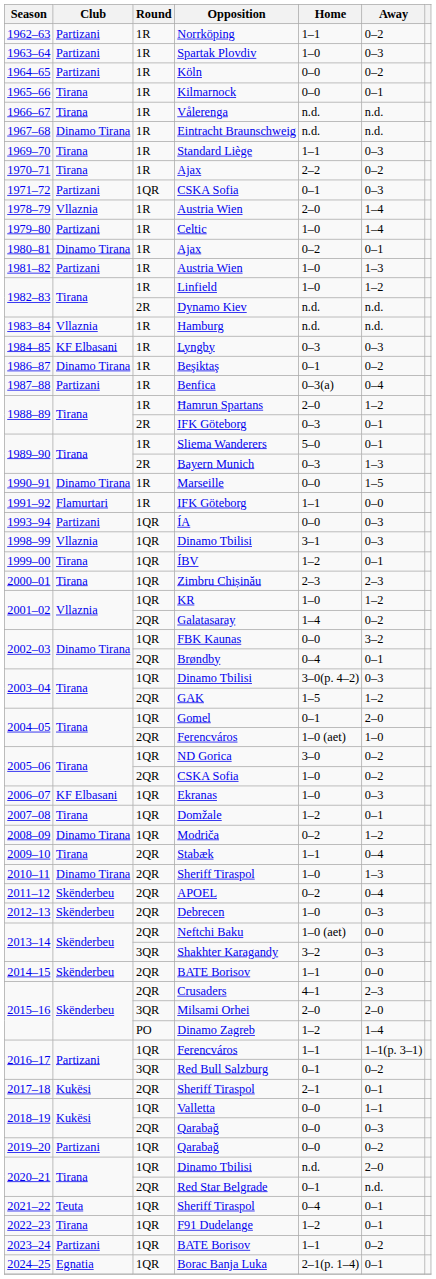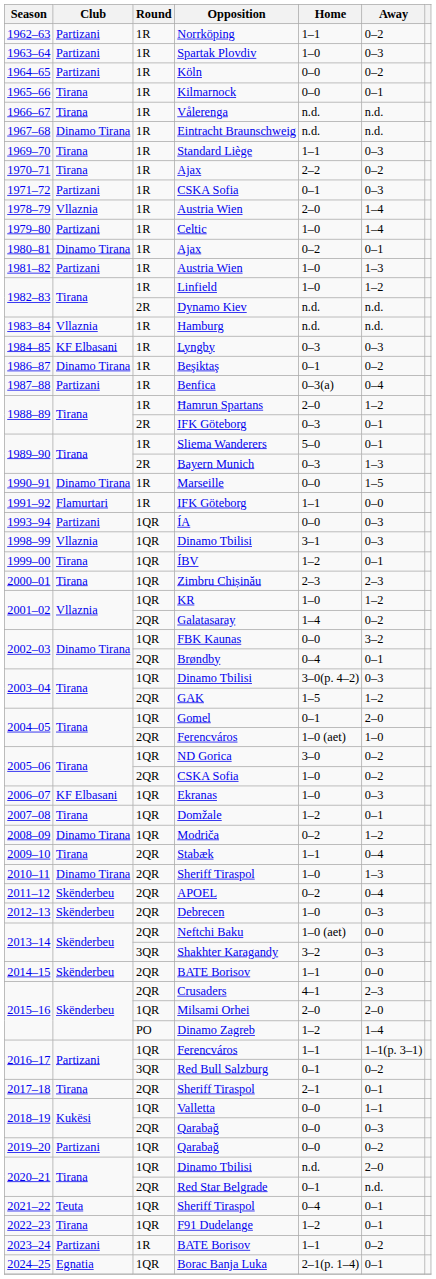(148, 190) 1QR -> (143, 190) 1R
(148, 1010) 3QR -> (148, 1010) 1QR
(73, 1088) Kukësi -> (72, 1088) Tirana
(148, 1245) 1QR -> (143, 1245) 1R
